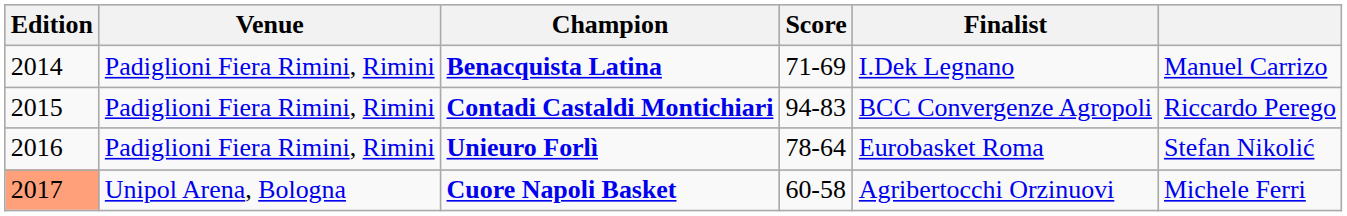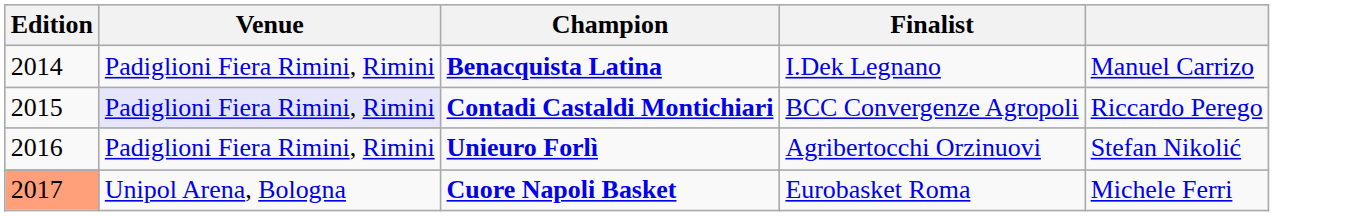- column: (816, 25)
(270, 107) no background -> (270, 107) lavender background
(951, 148) Eurobasket Roma -> (913, 148) Agribertocchi Orzinuovi
(987, 189) Agribertocchi Orzinuovi -> (878, 189) Eurobasket Roma
